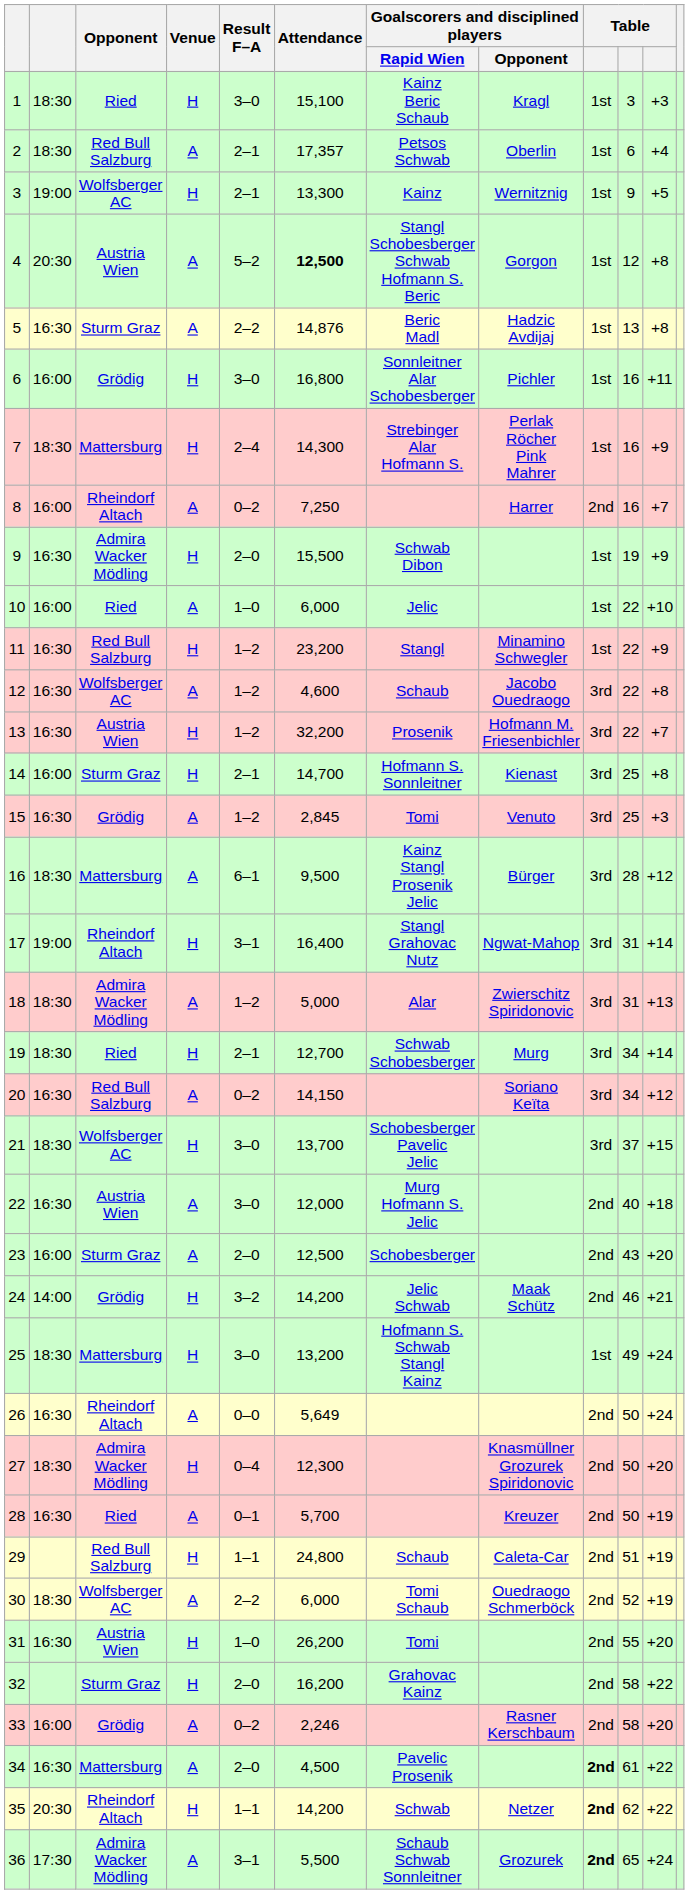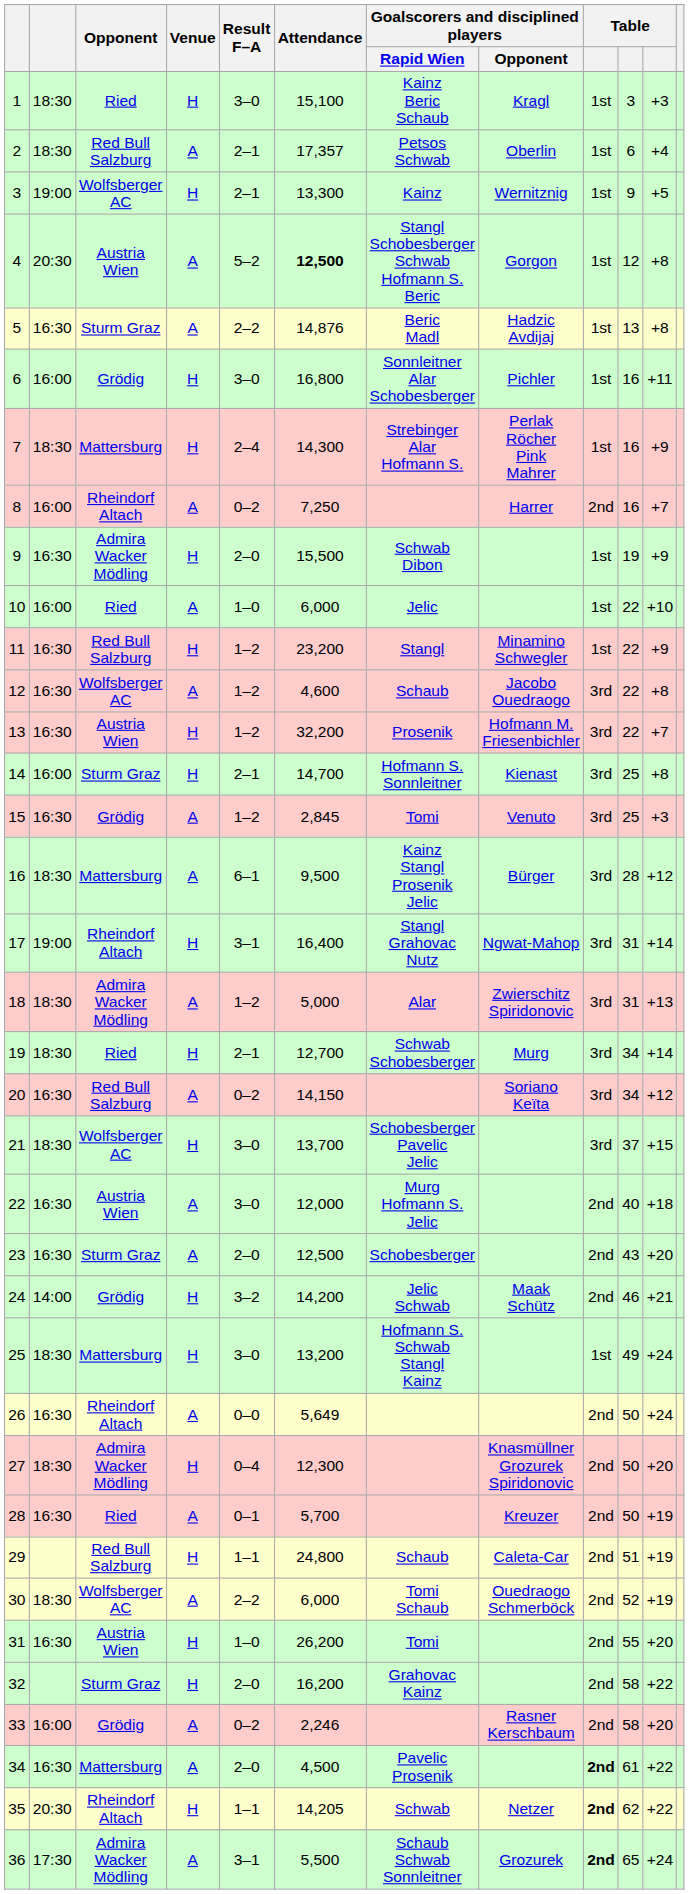(52, 1255) 16:00 -> (52, 1255) 16:30
(320, 1809) 14,200 -> (320, 1809) 14,205
